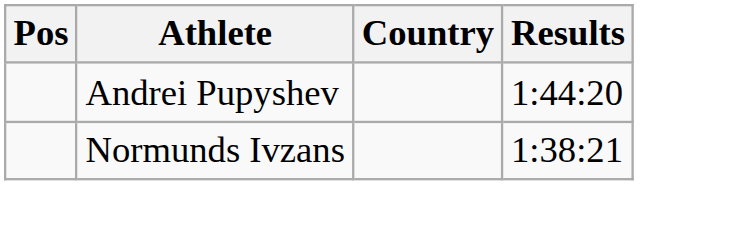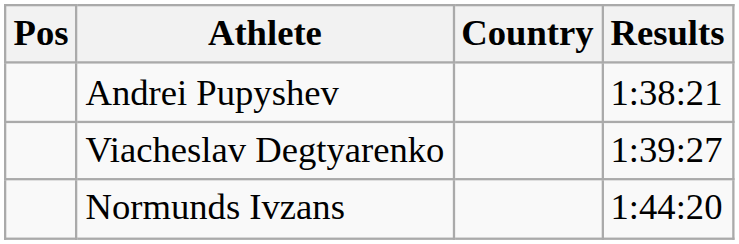(567, 91) 1:44:20 -> (666, 91) 1:38:21
+ row: (265, 149)
(567, 149) 1:38:21 -> (666, 207) 1:44:20
